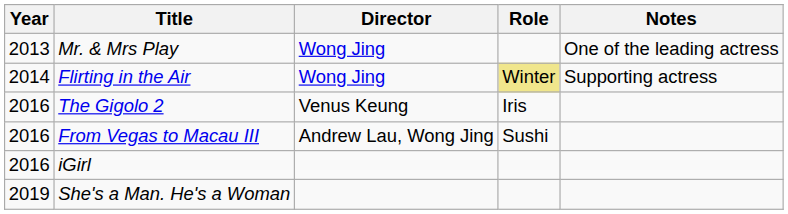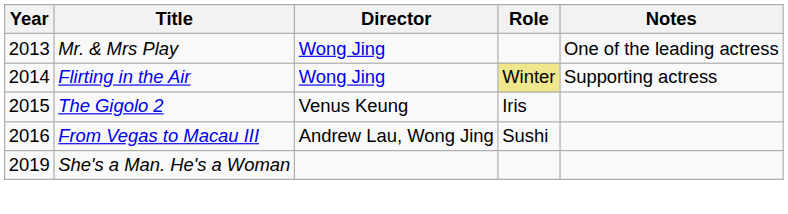(29, 106) 2016 -> (29, 106) 2015
- row: (75, 164)
